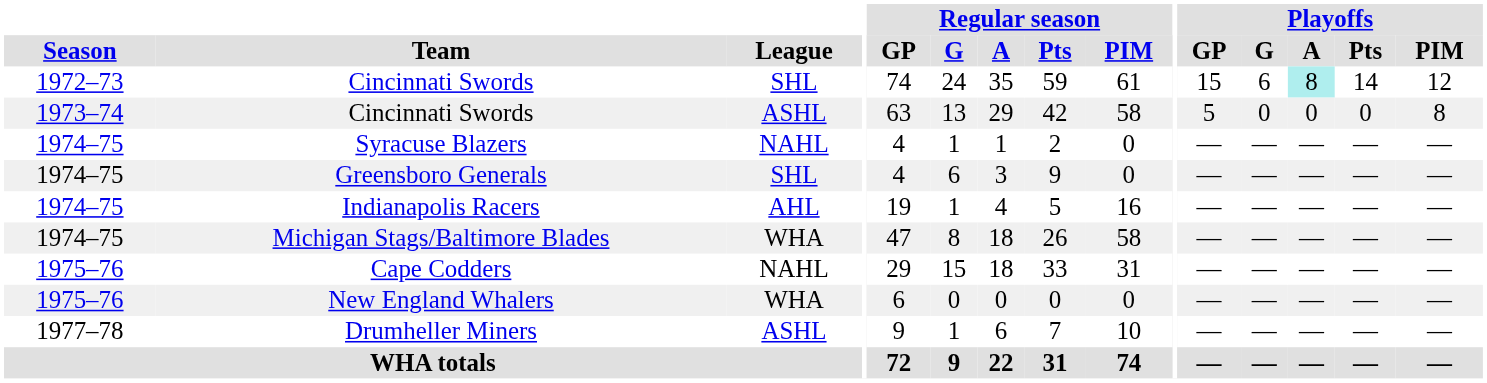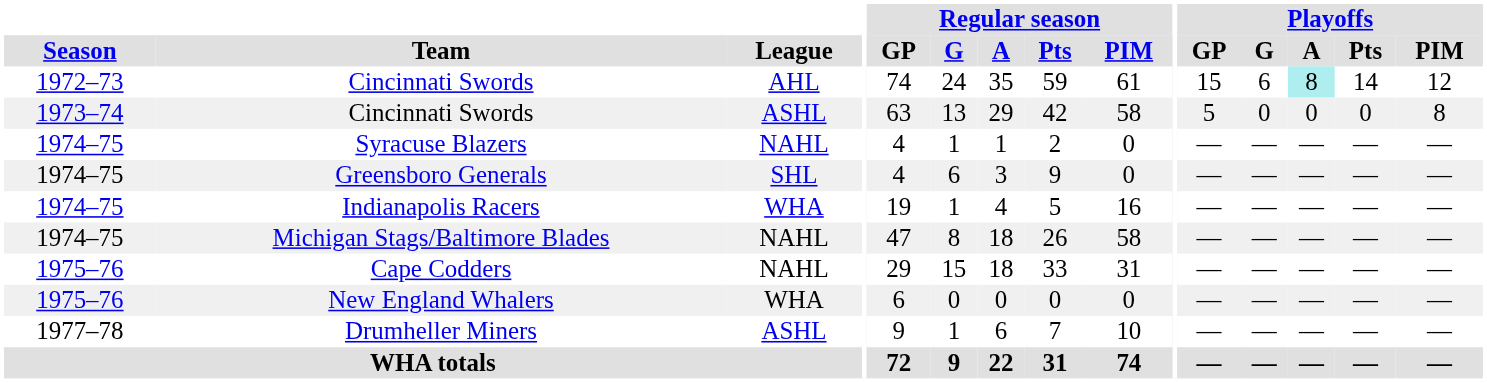(794, 81) SHL -> (794, 81) AHL
(794, 206) AHL -> (794, 206) WHA
(794, 237) WHA -> (794, 237) NAHL
